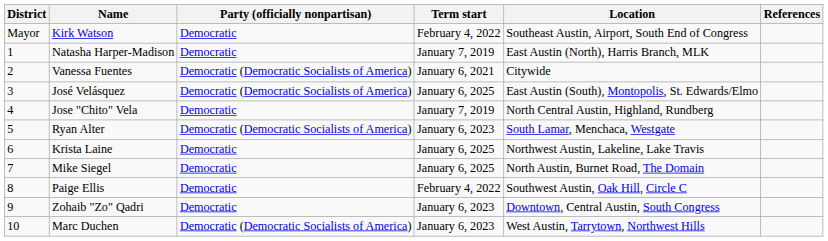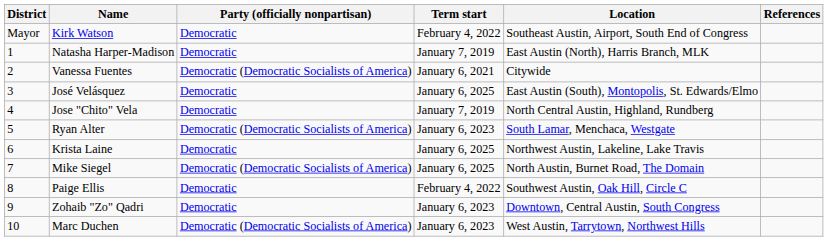(296, 91) Democratic (Democratic Socialists of America) -> (208, 91) Democratic
(208, 168) Democratic -> (296, 168) Democratic (Democratic Socialists of America)
